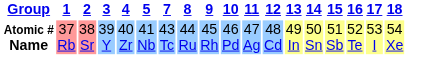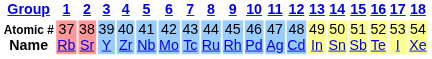+ column: (169, 9)
